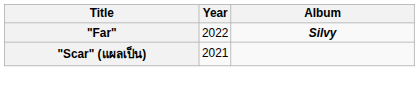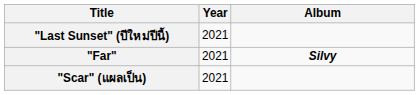+ row: (102, 35)
(215, 32) 2022 -> (215, 56) 2021
